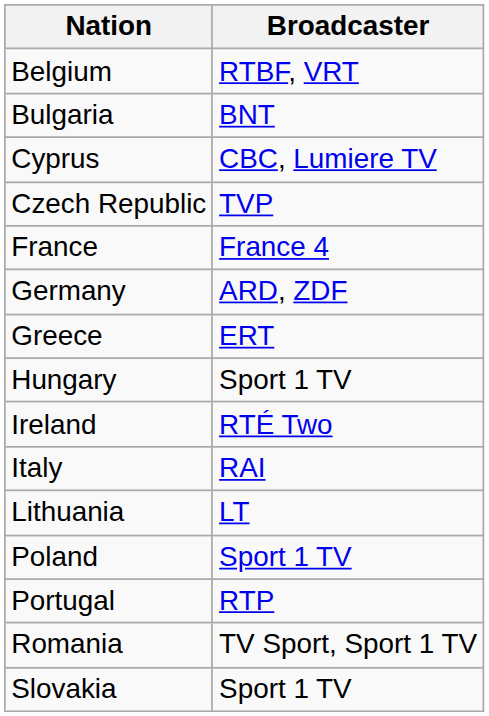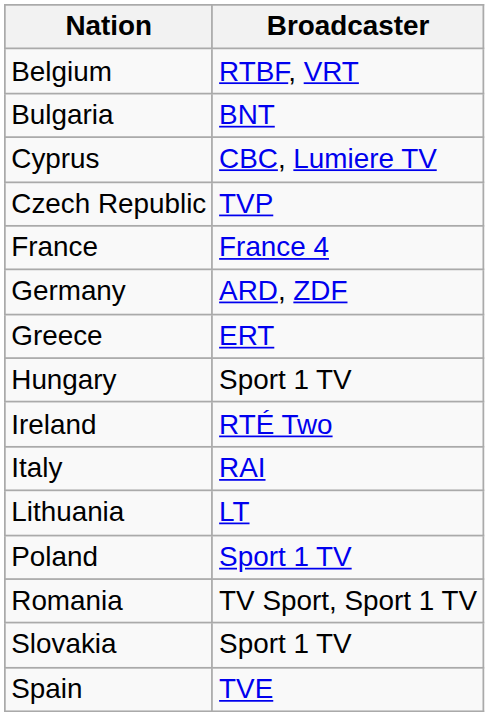- row: (63, 600)
+ row: (47, 688)
